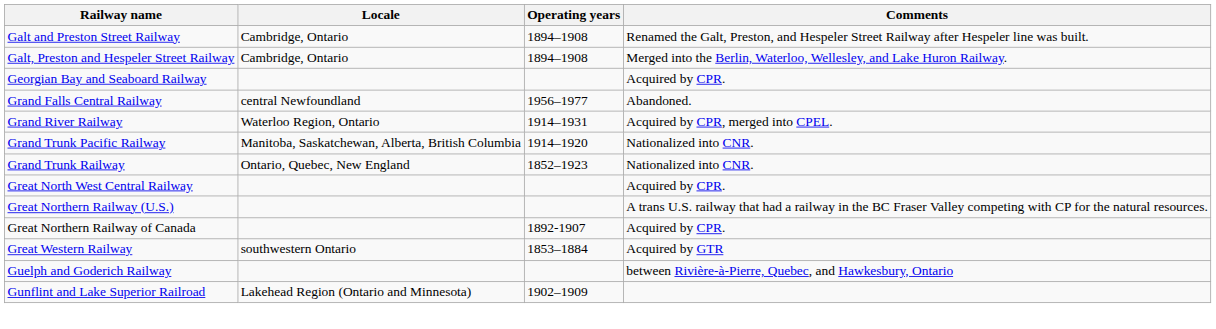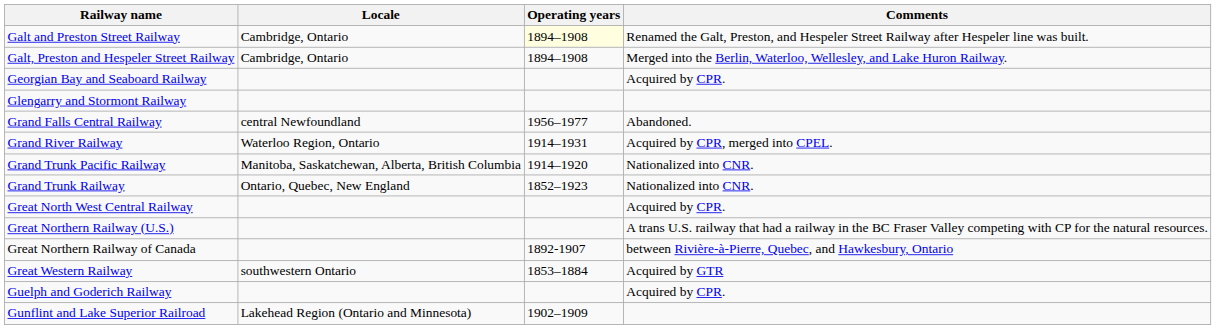(557, 36) no background -> (557, 36) lightyellow background
+ row: (97, 100)
(676, 228) Acquired by CPR. -> (790, 249) between Rivière-à-Pierre, Quebec, and Hawkesbury, Ontario
(790, 270) between Rivière-à-Pierre, Quebec, and Hawkesbury, Ontario -> (676, 292) Acquired by CPR.
